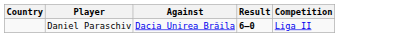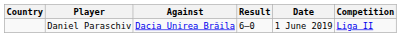+ column: (304, 11)
(255, 26) bold -> (255, 26) normal
